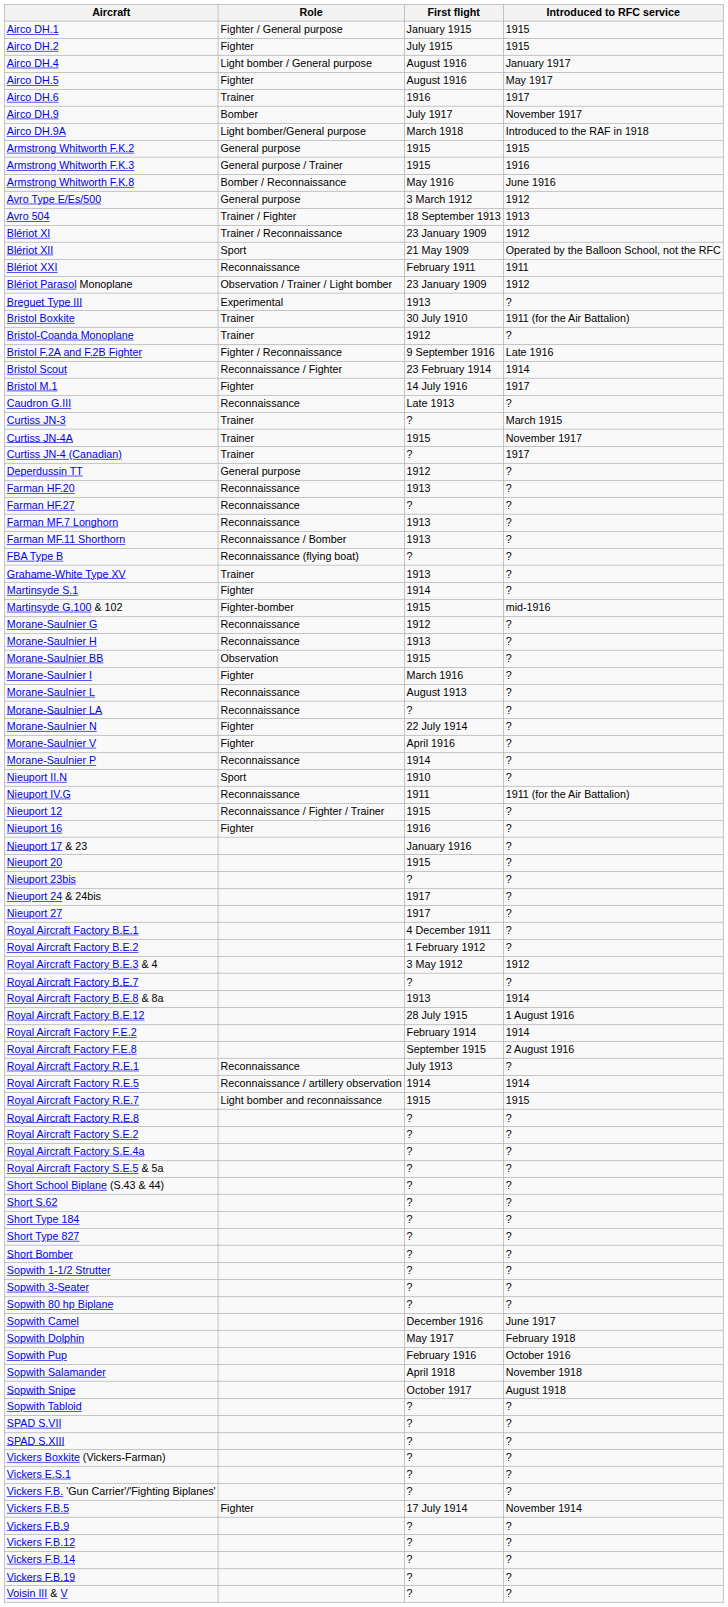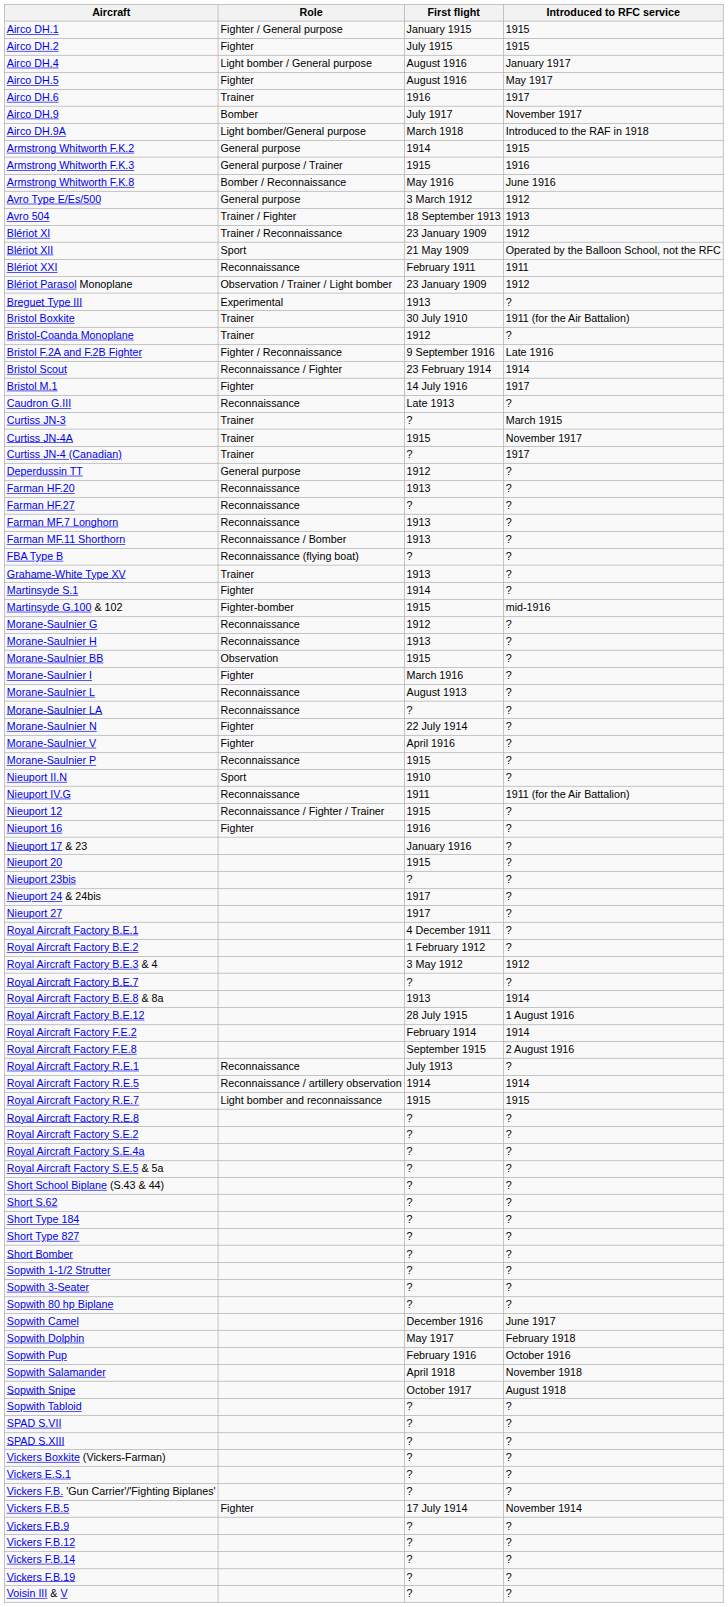(419, 149) 1915 -> (419, 149) 1914
(419, 761) 1914 -> (419, 761) 1915
